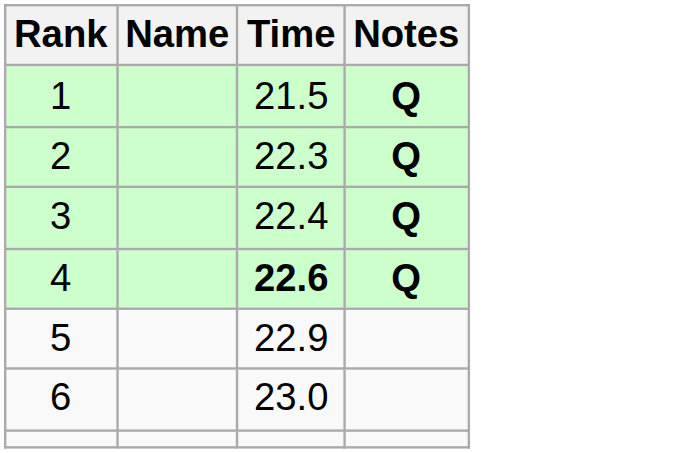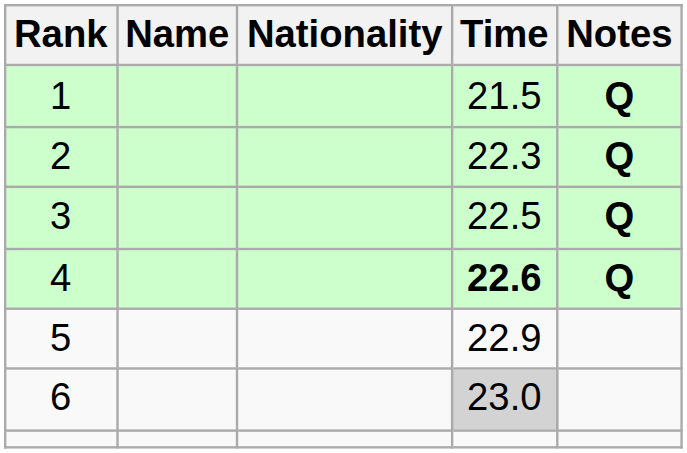+ column: (345, 34)
(291, 216) 22.4 -> (504, 216) 22.5
(291, 398) no background -> (504, 398) lightgrey background
